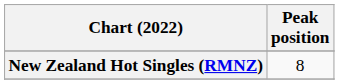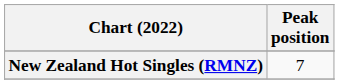(300, 65) 8 -> (300, 65) 7
